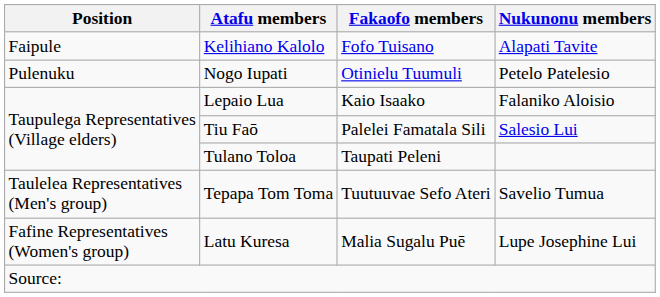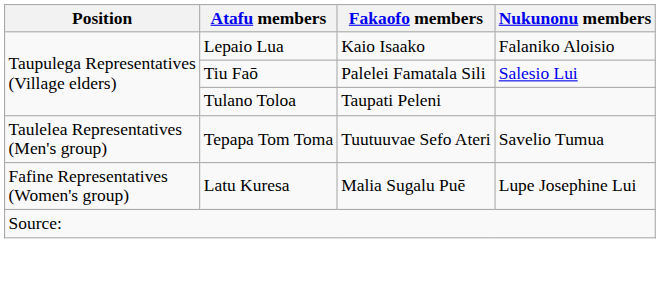- row: (264, 45)
- row: (246, 73)
